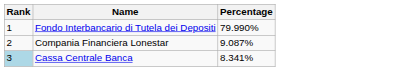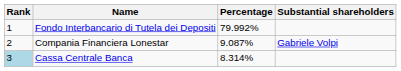+ column: (336, 12)
(239, 27) 79.990% -> (239, 27) 79.992%
(237, 58) 8.341% -> (237, 58) 8.314%
